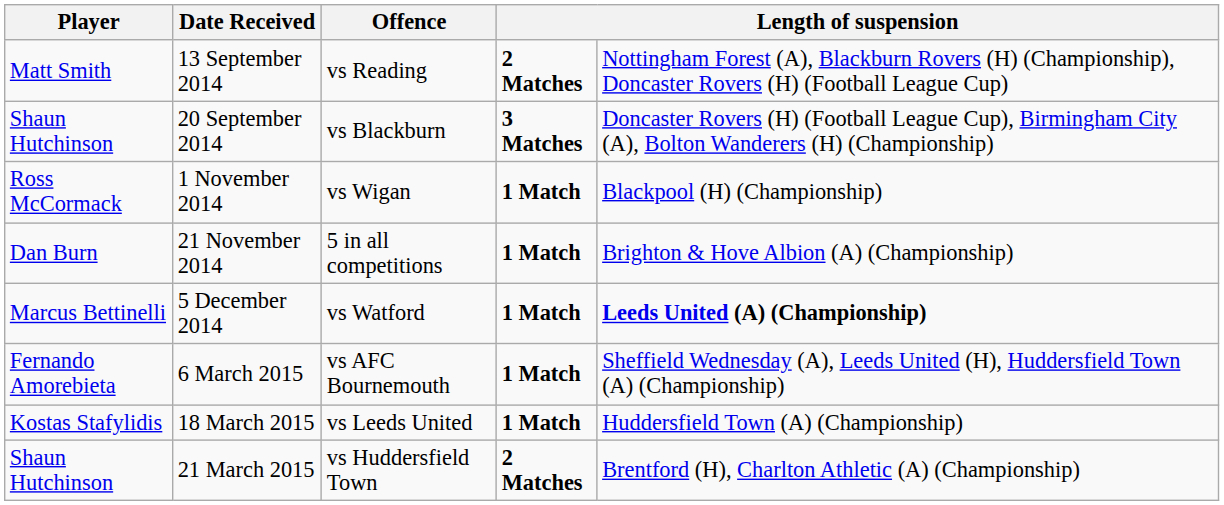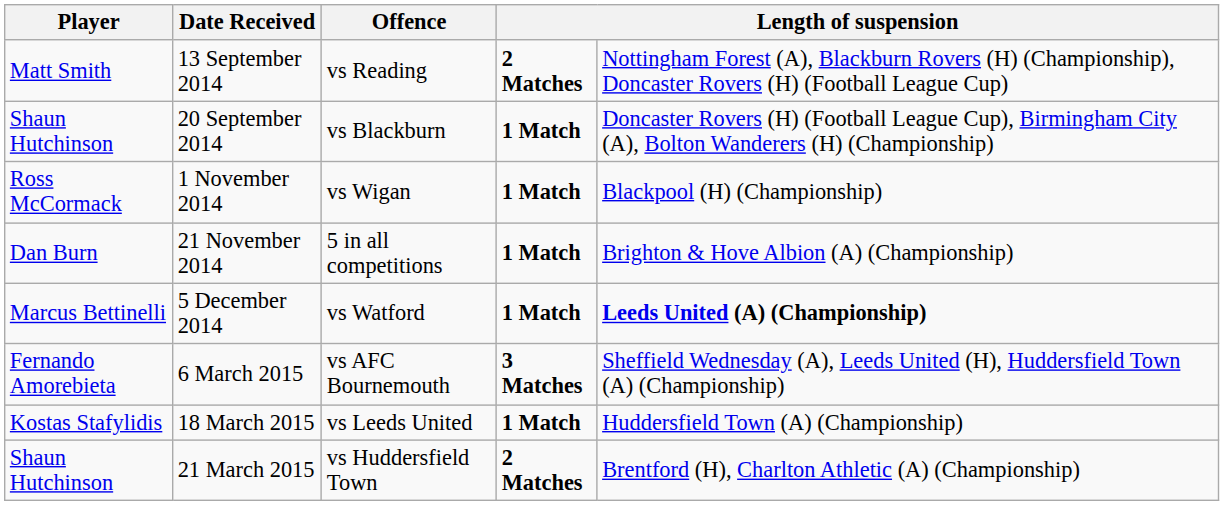(542, 131) 3 Matches -> (541, 131) 1 Match
(541, 374) 1 Match -> (542, 374) 3 Matches
